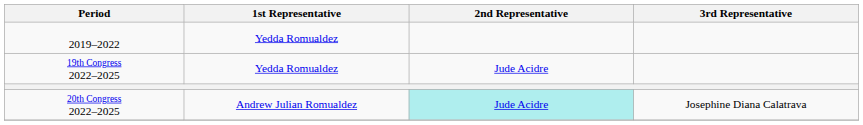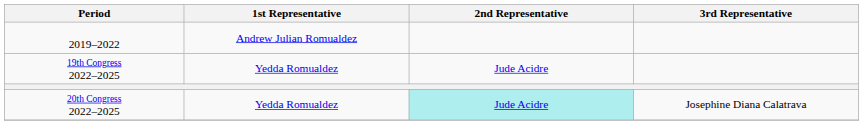(296, 37) Yedda Romualdez -> (296, 37) Andrew Julian Romualdez
(296, 104) Andrew Julian Romualdez -> (296, 104) Yedda Romualdez
